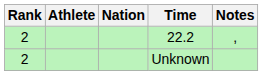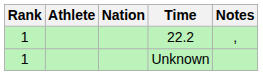(25, 37) 2 -> (25, 37) 1
(25, 59) 2 -> (25, 59) 1
